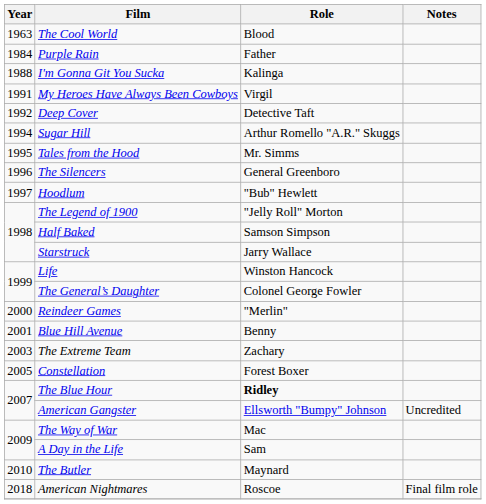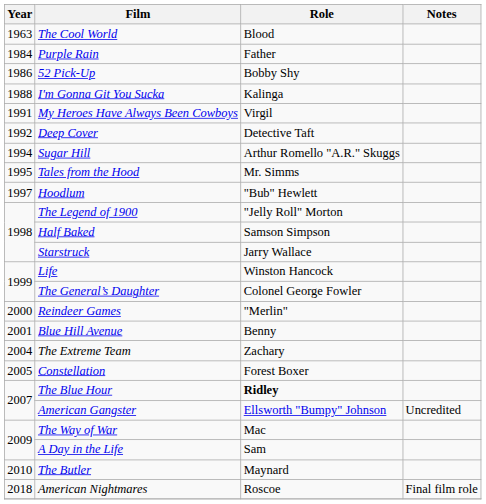+ row: (67, 73)
- row: (72, 172)
(20, 350) 2003 -> (20, 350) 2004
